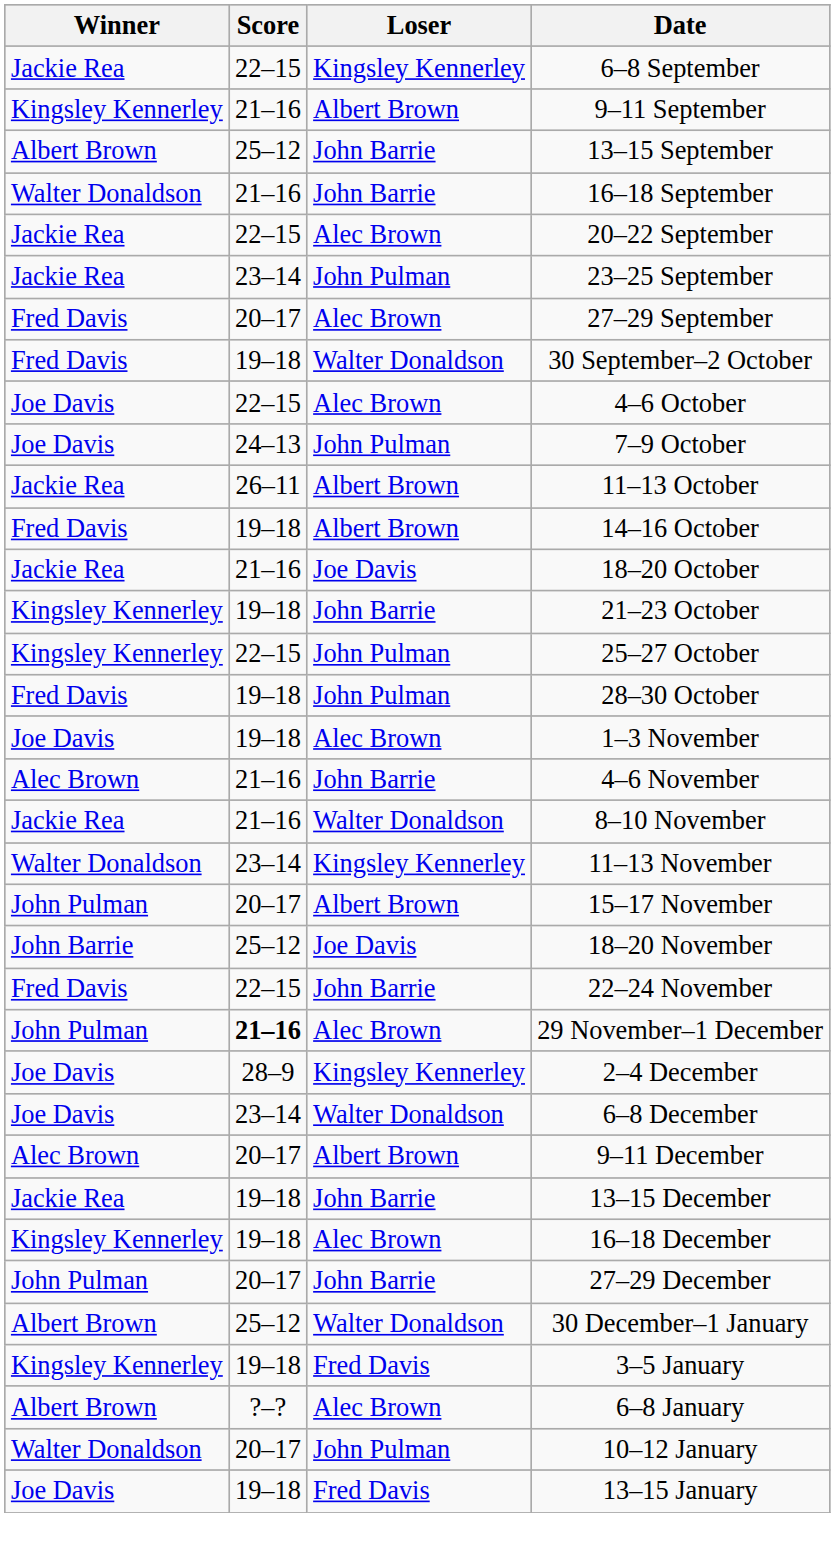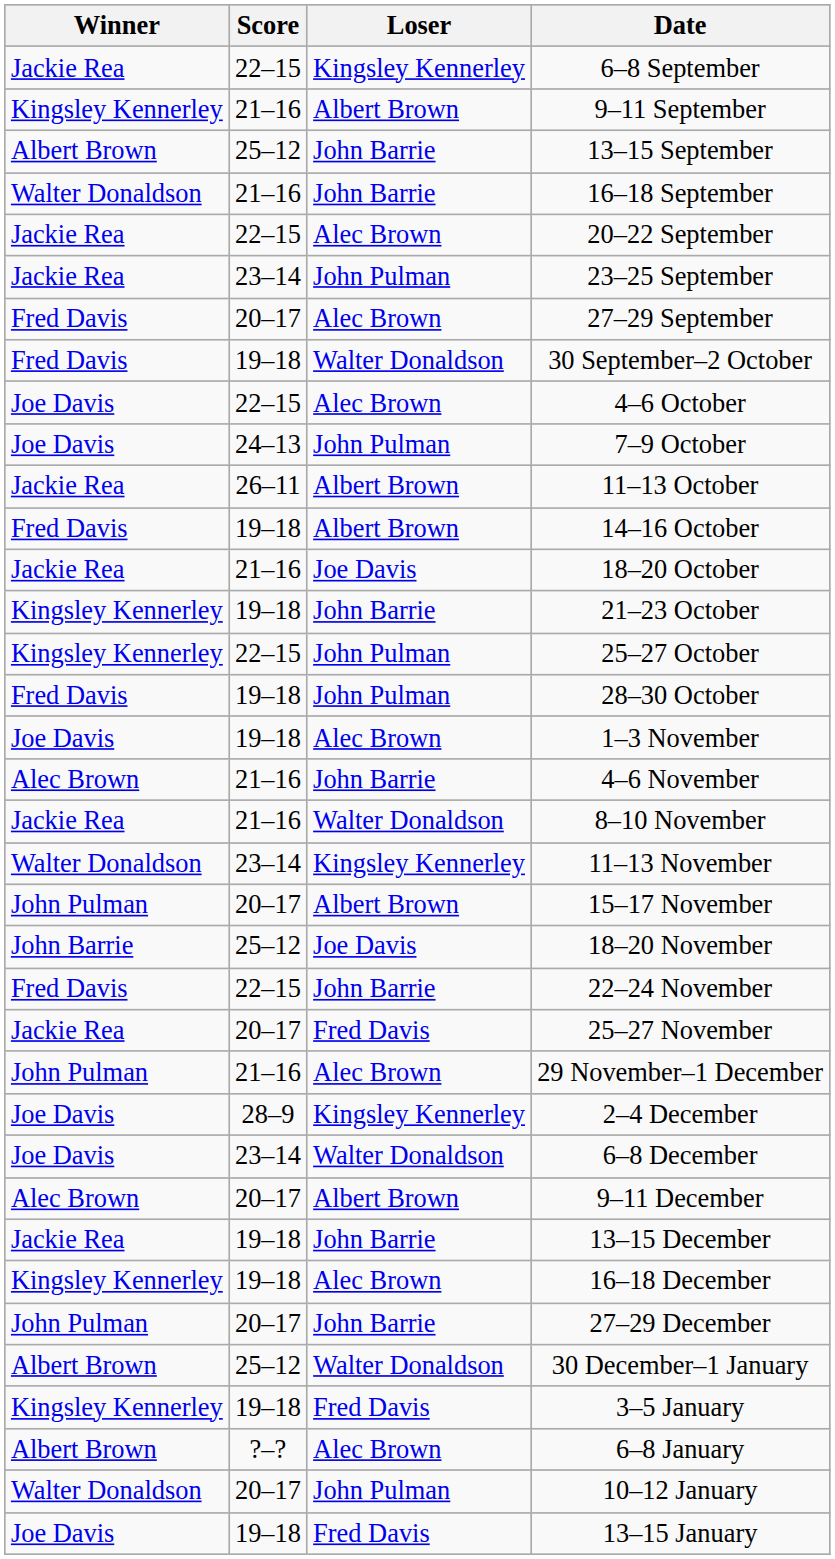+ row: (680, 1030)
(268, 1030) bold -> (268, 1072) normal
